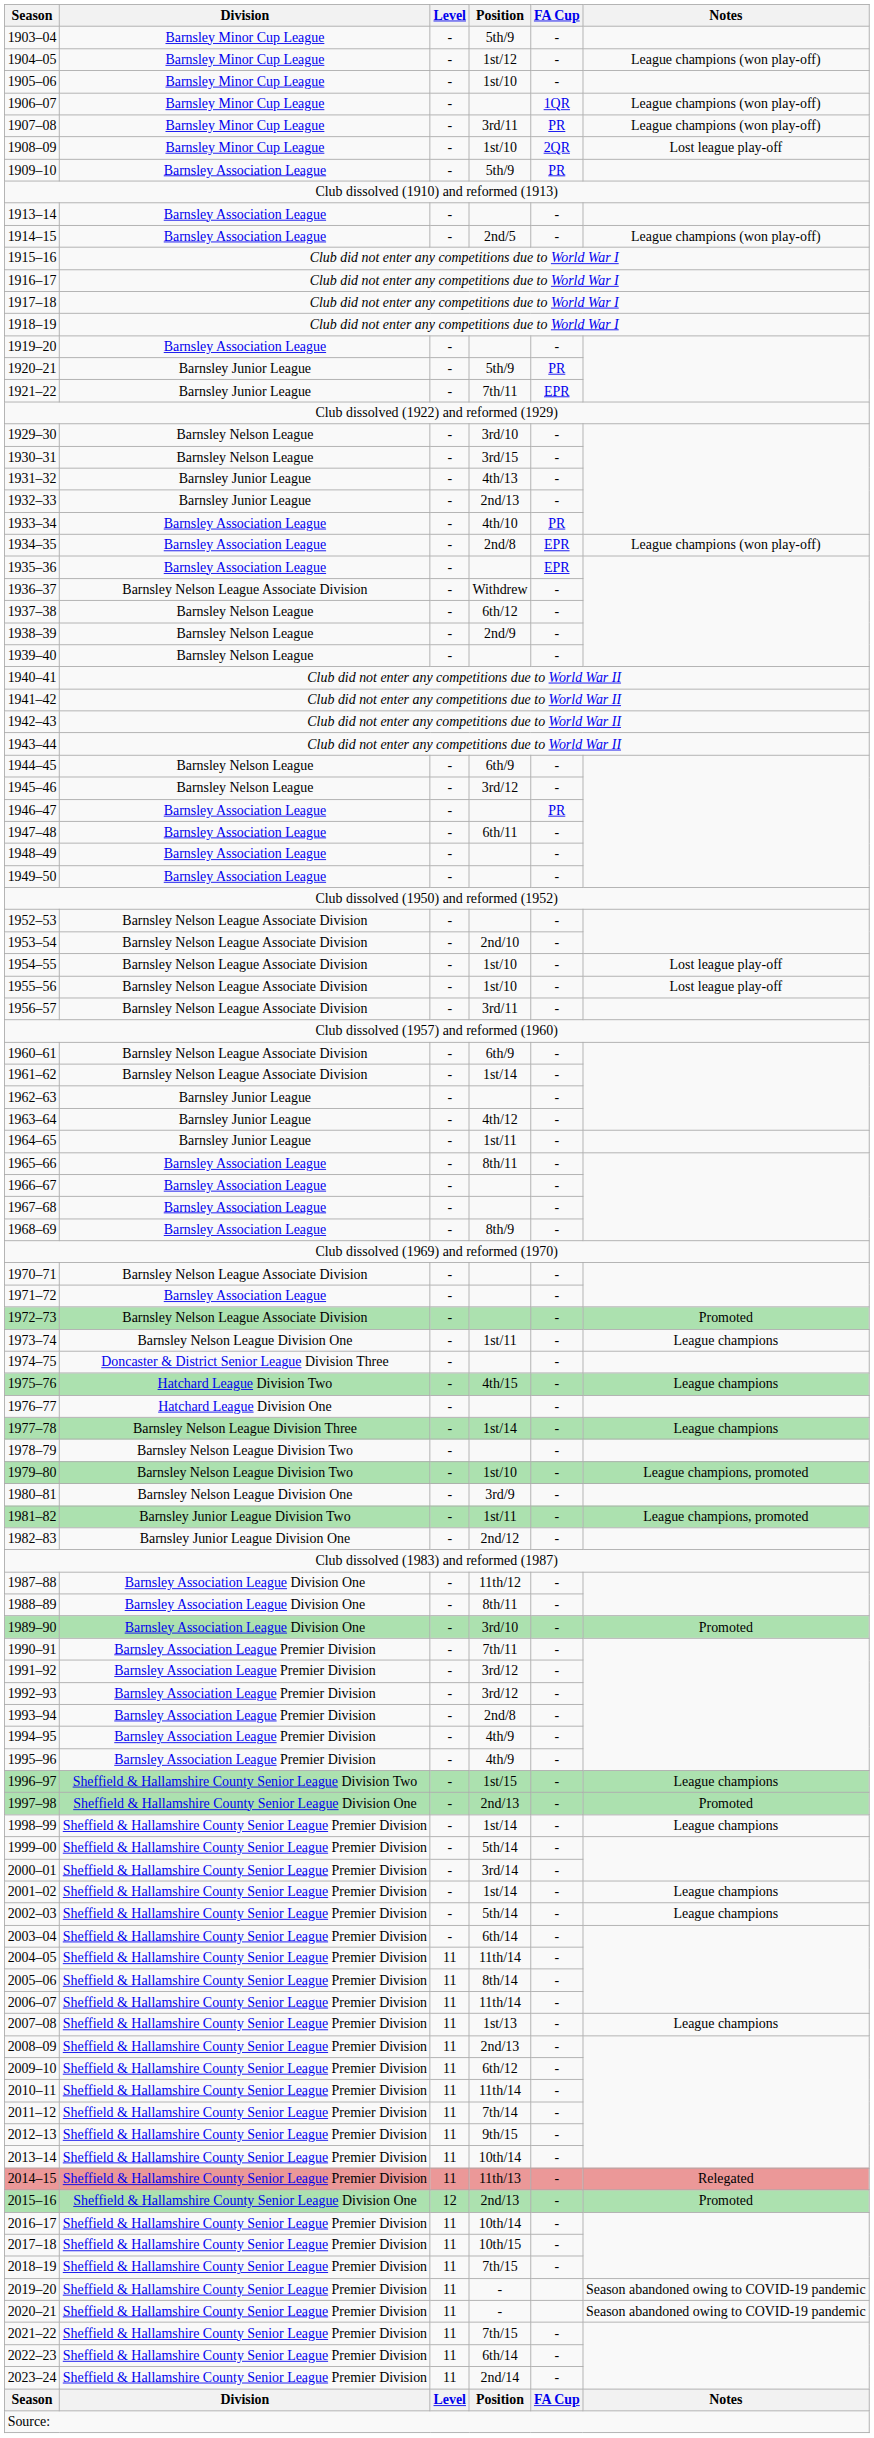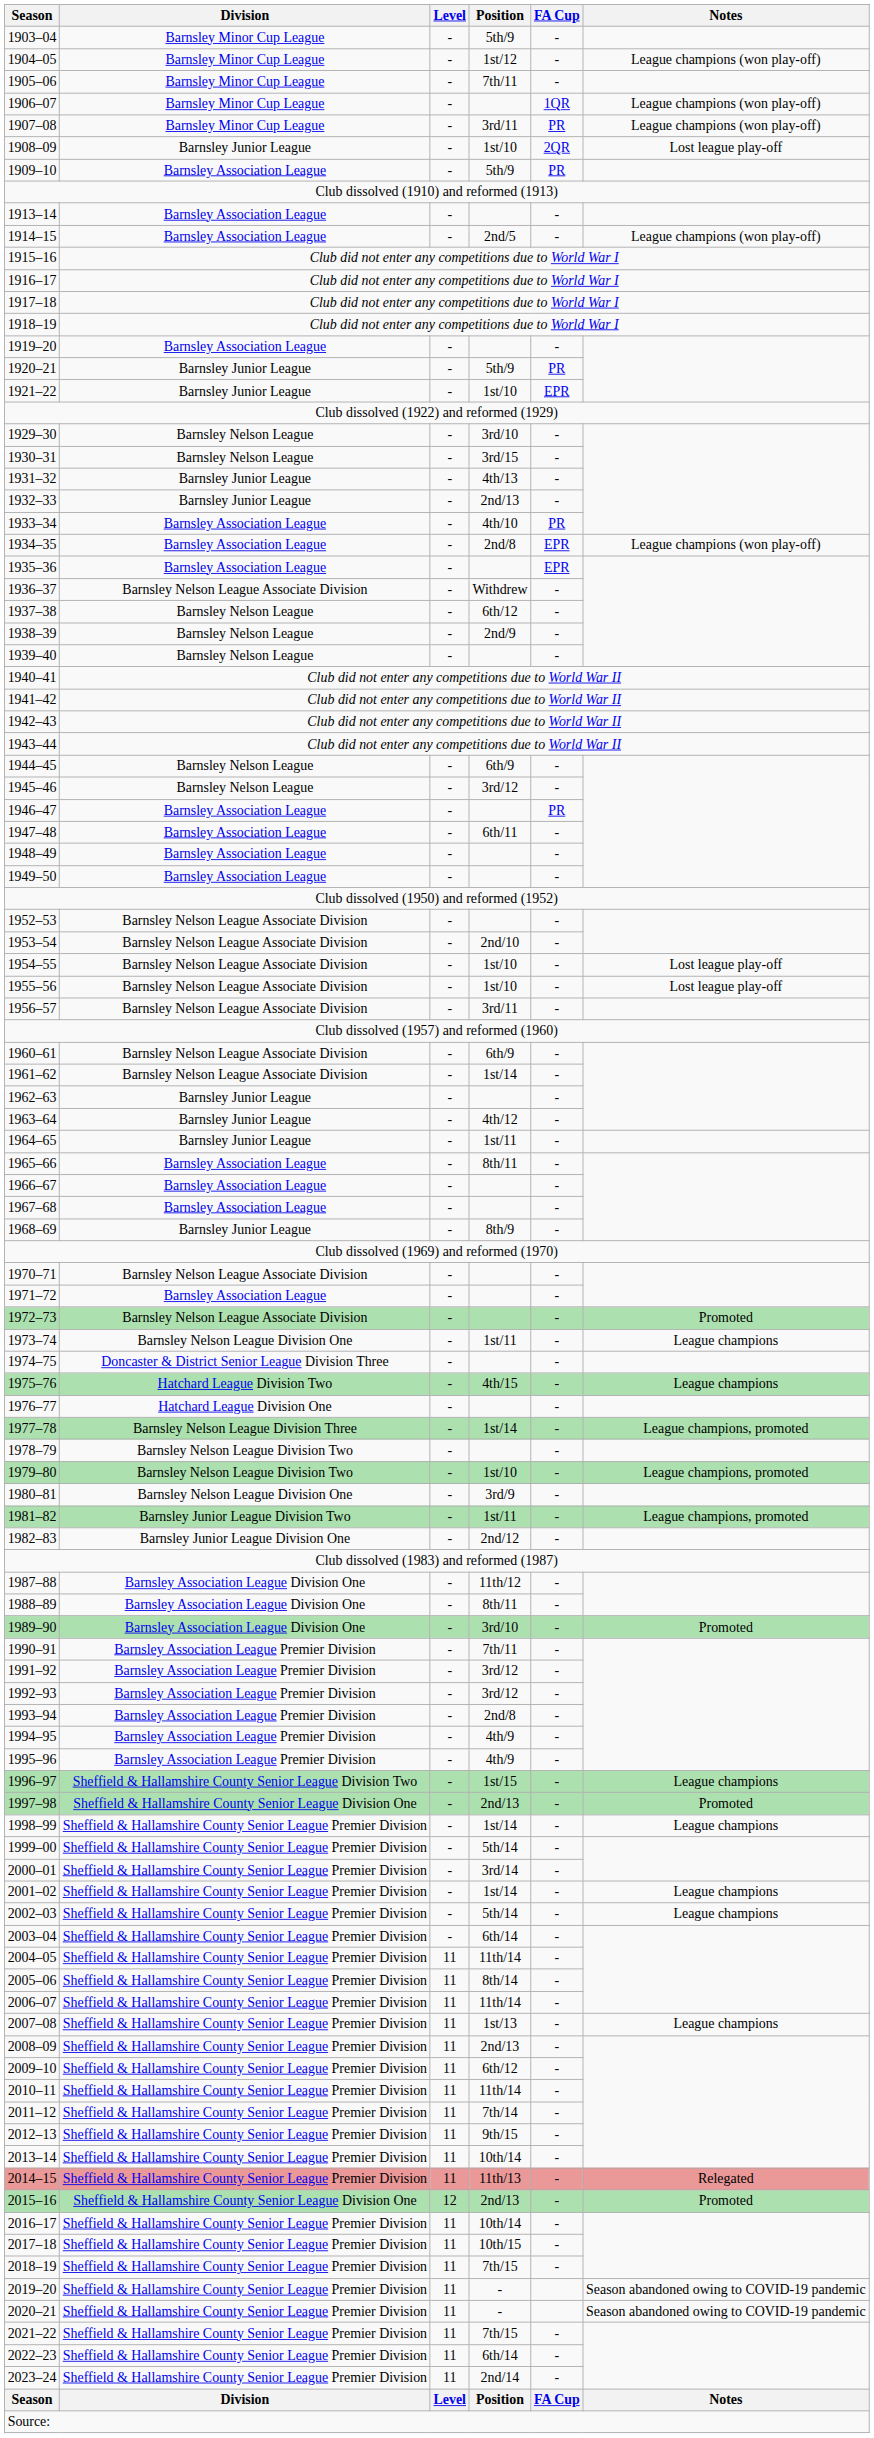(500, 81) 1st/10 -> (500, 81) 7th/11
(245, 147) Barnsley Minor Cup League -> (245, 147) Barnsley Junior League
(500, 390) 7th/11 -> (500, 390) 1st/10
(245, 1229) Barnsley Association League -> (245, 1229) Barnsley Junior League
(726, 1428) League champions -> (726, 1428) League champions, promoted
